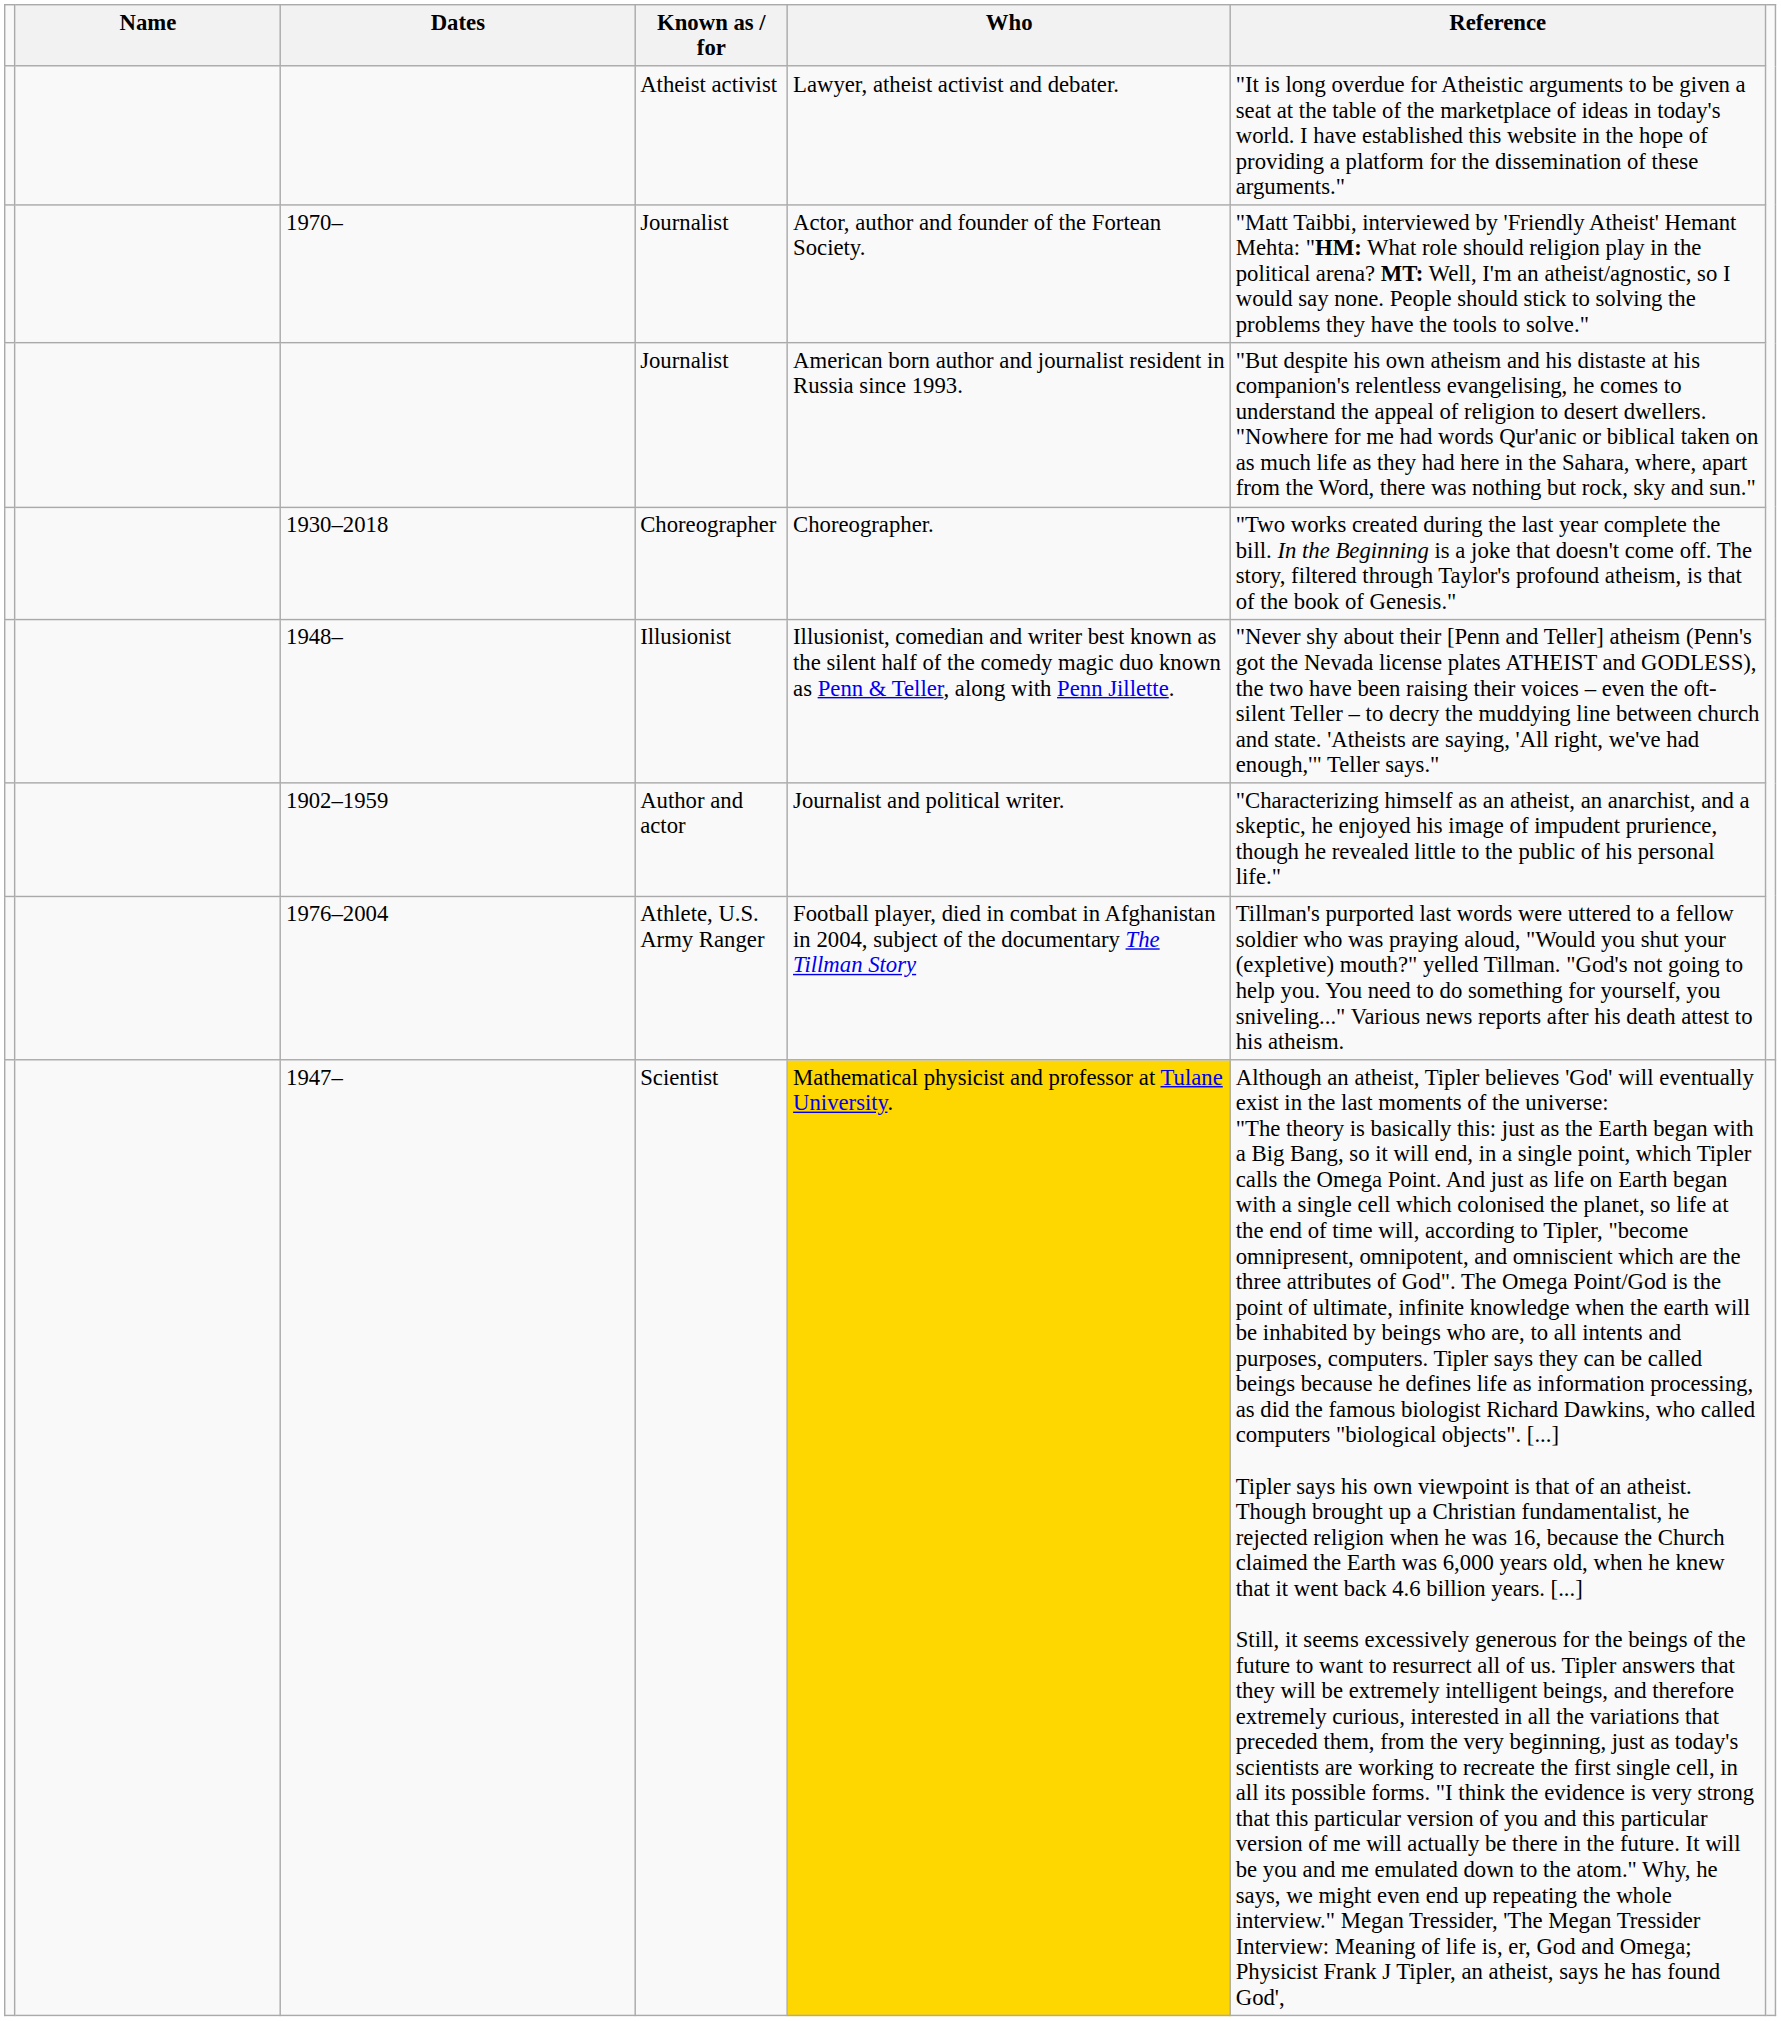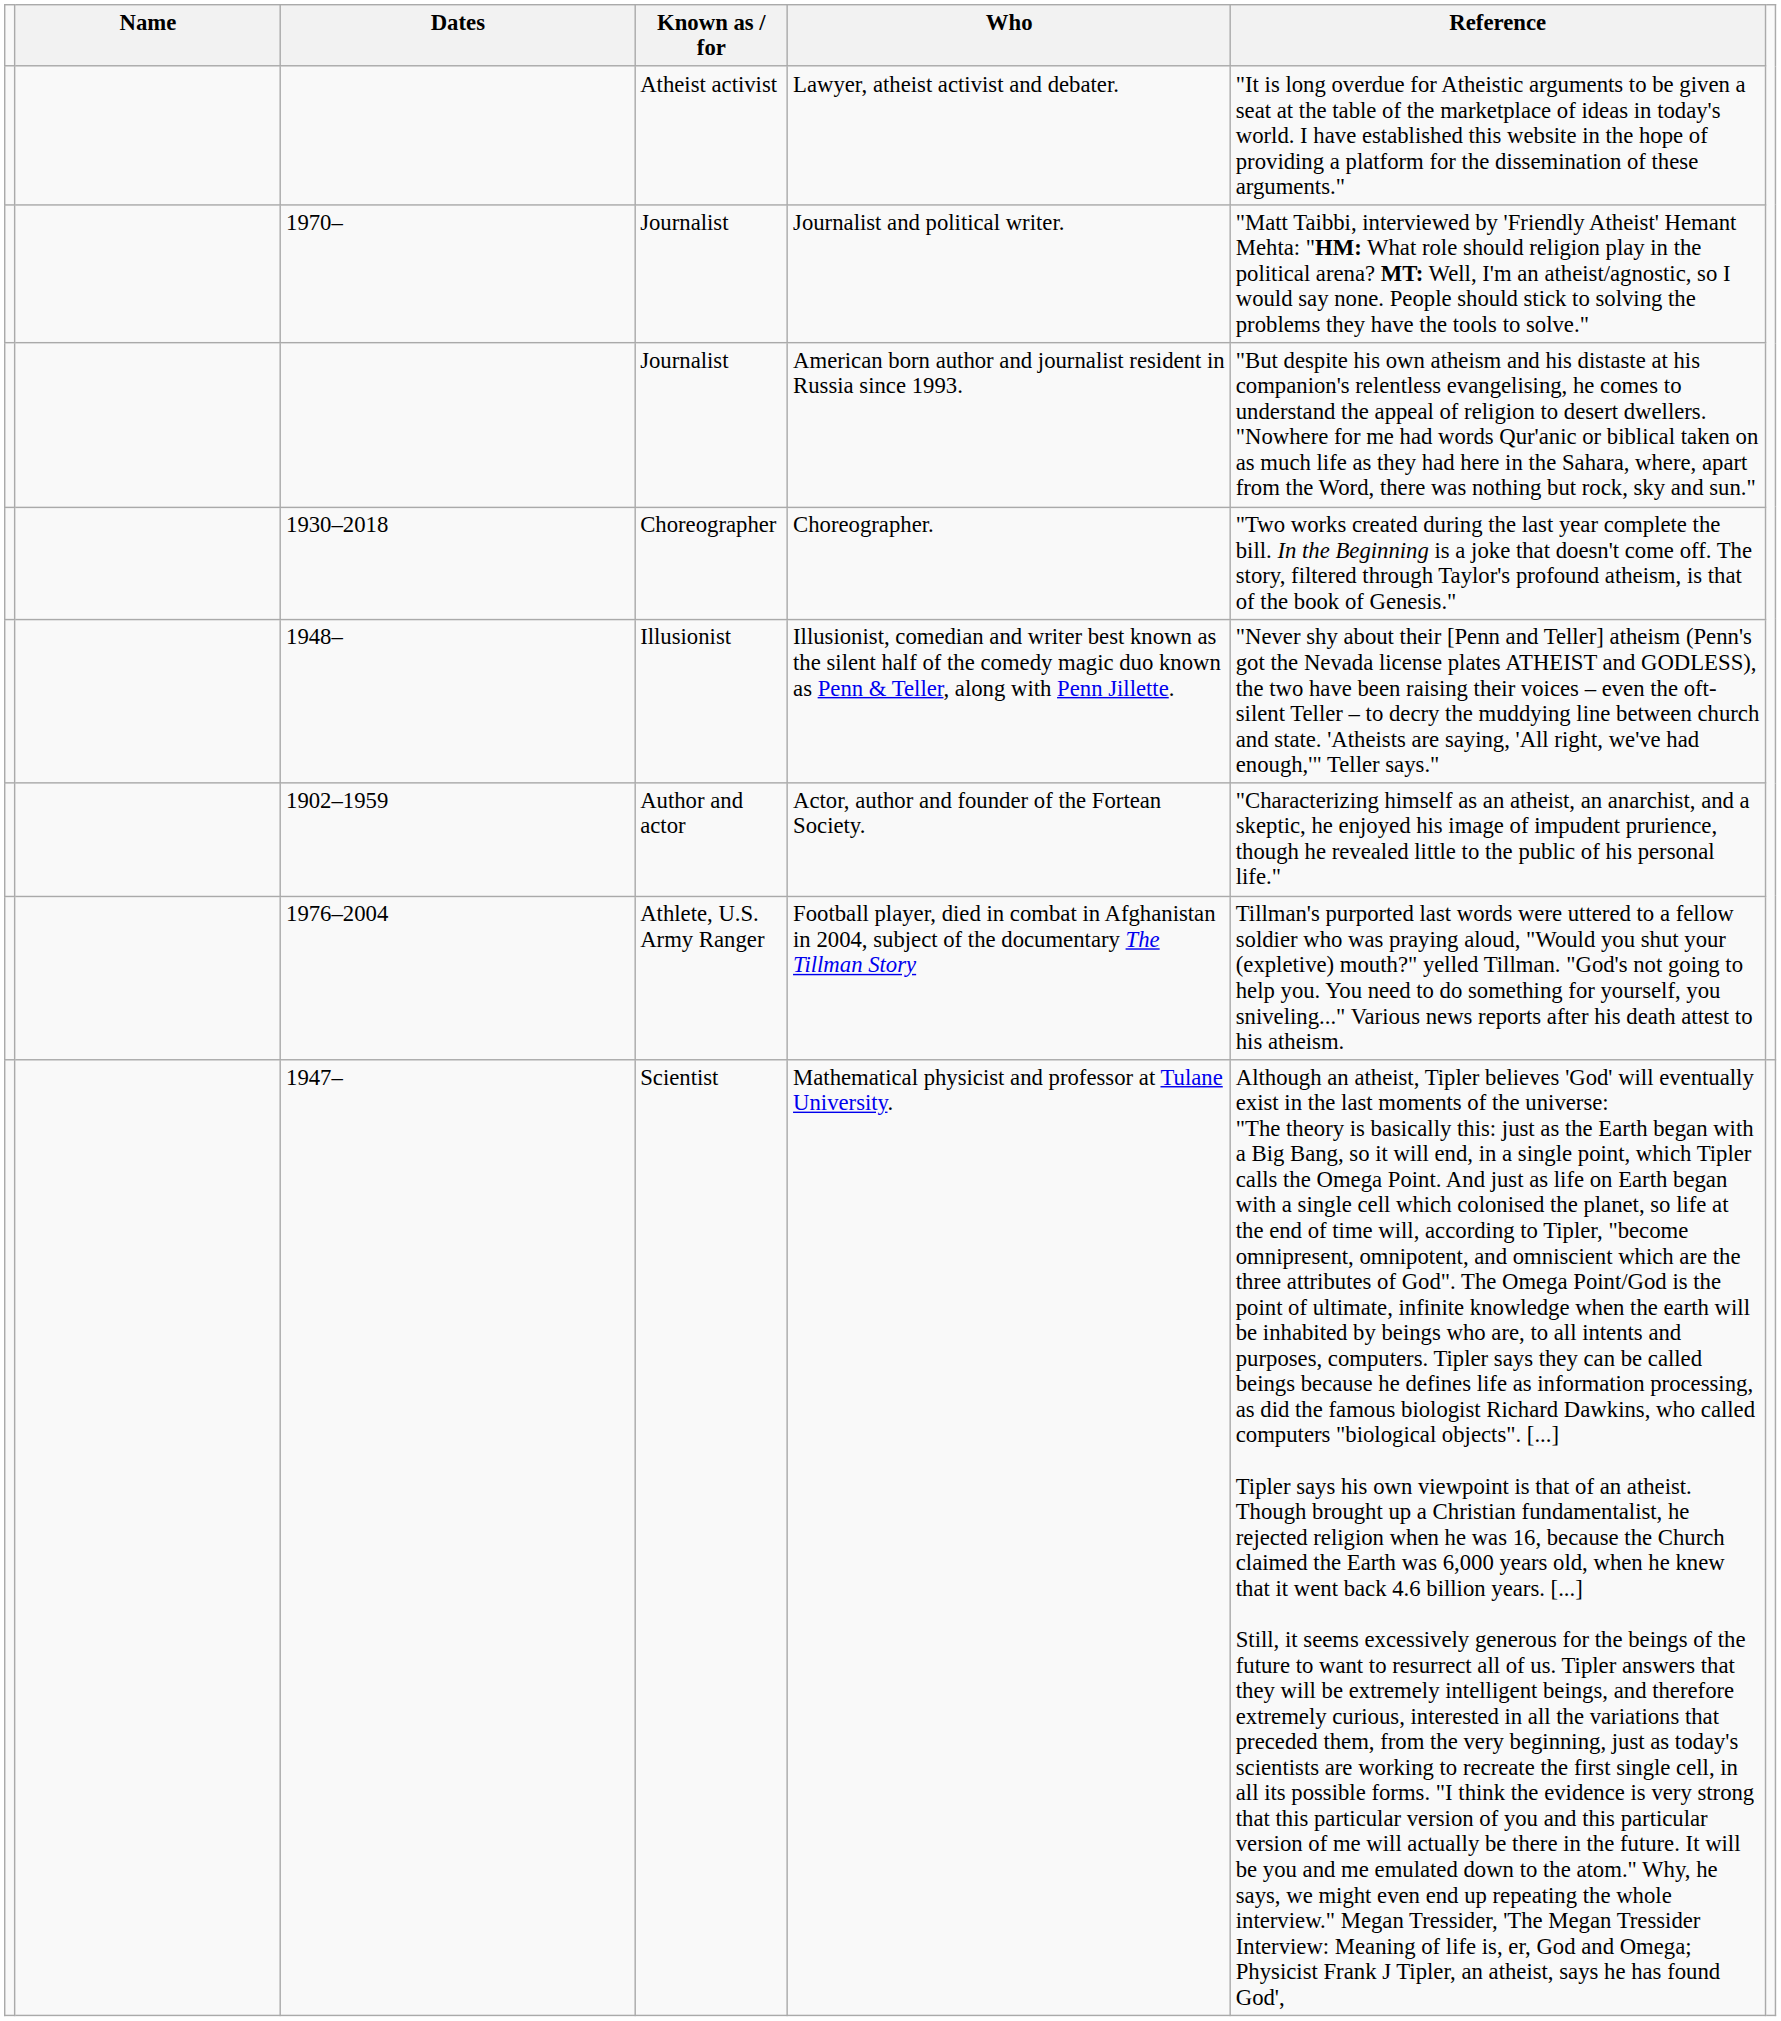(977, 235) Actor, author and founder of the Fortean Society. -> (929, 222) Journalist and political writer.
(929, 801) Journalist and political writer. -> (977, 813) Actor, author and founder of the Fortean Society.
(1008, 1090) gold background -> (1008, 1090) no background
